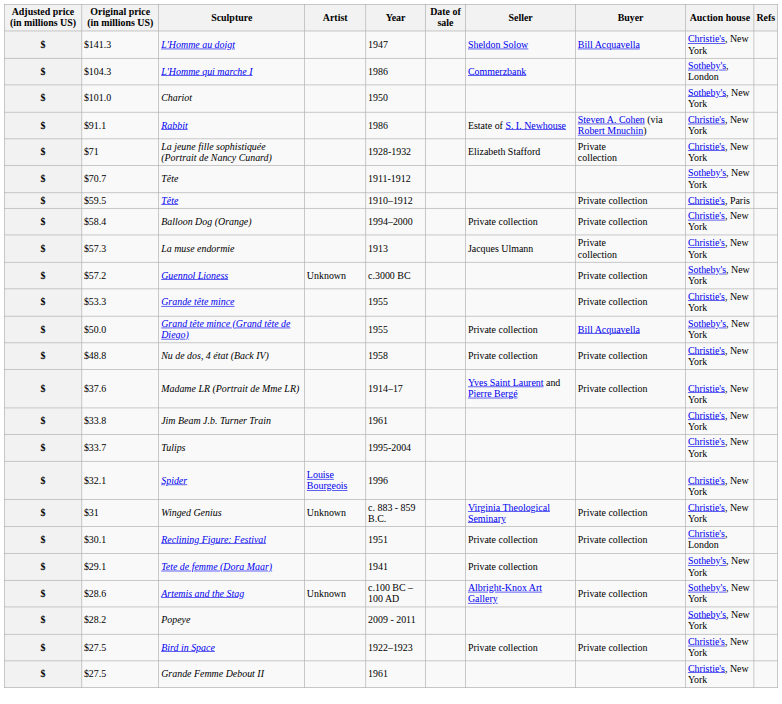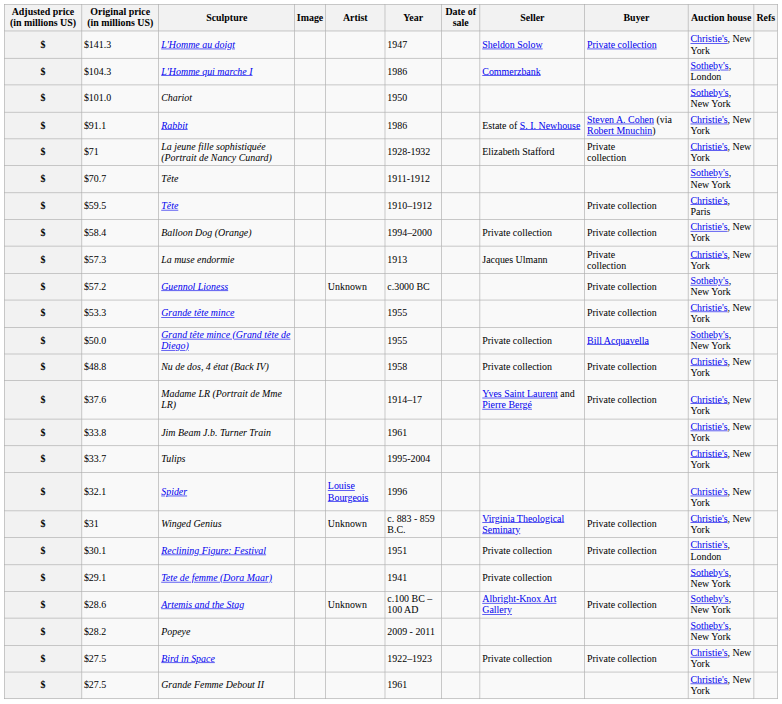+ column: (310, 17)
(609, 44) Bill Acquavella -> (622, 44) Private collection
